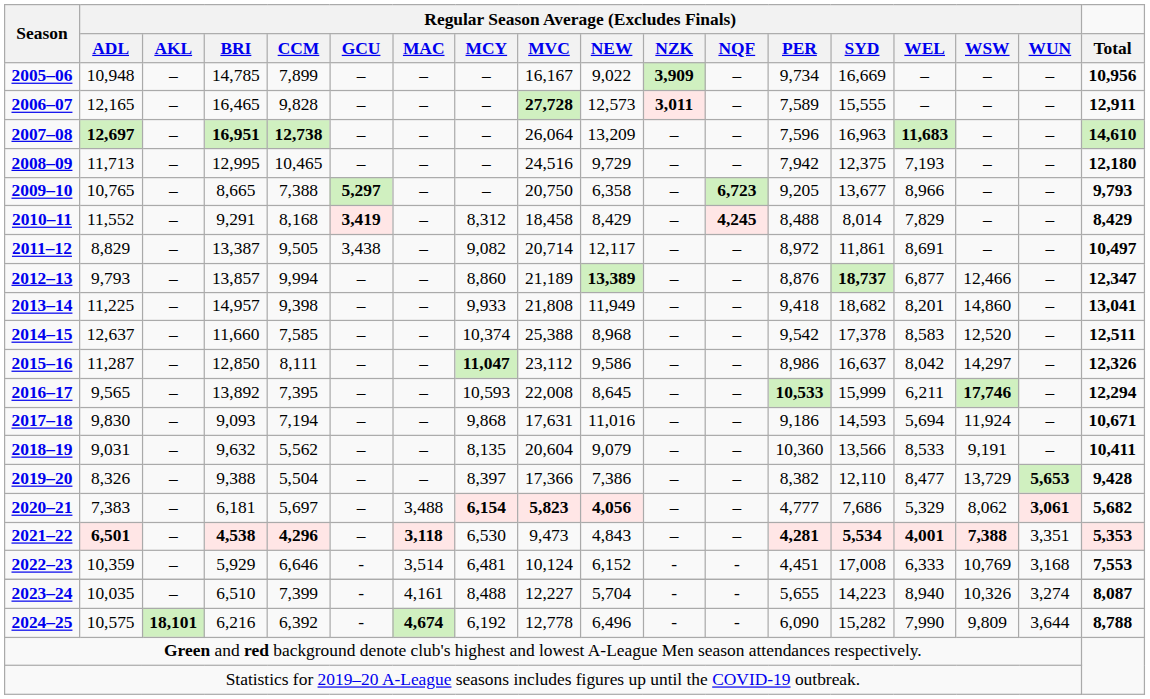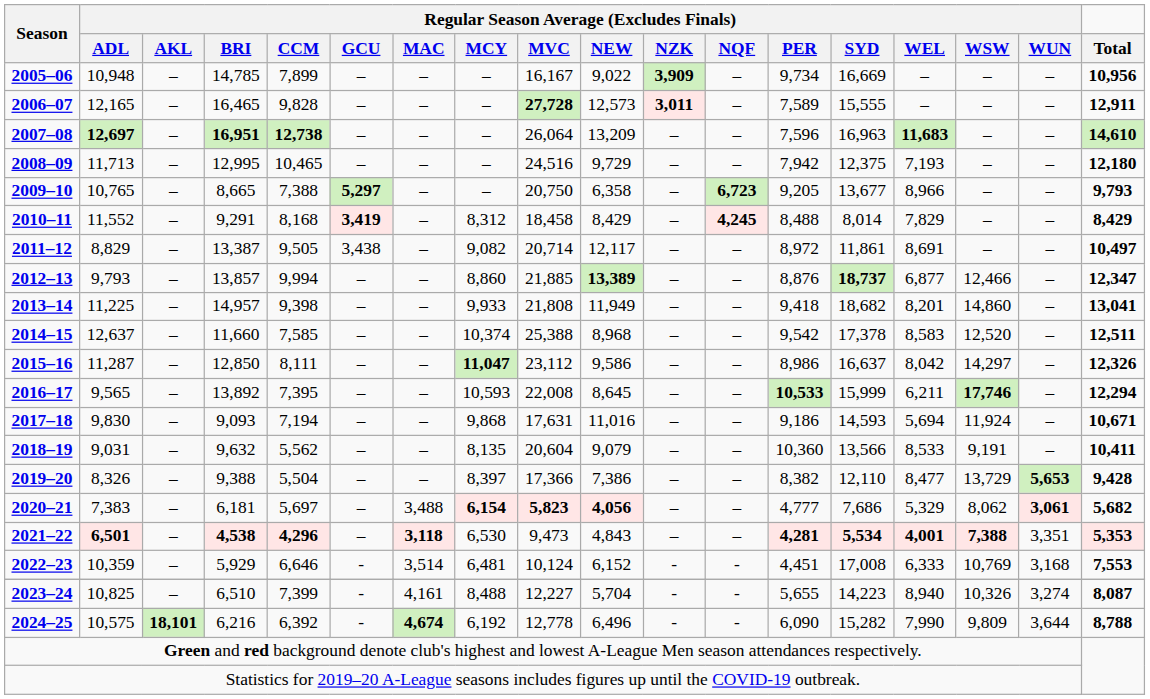(549, 277) 21,189 -> (549, 277) 21,885
(111, 594) 10,035 -> (111, 594) 10,825
